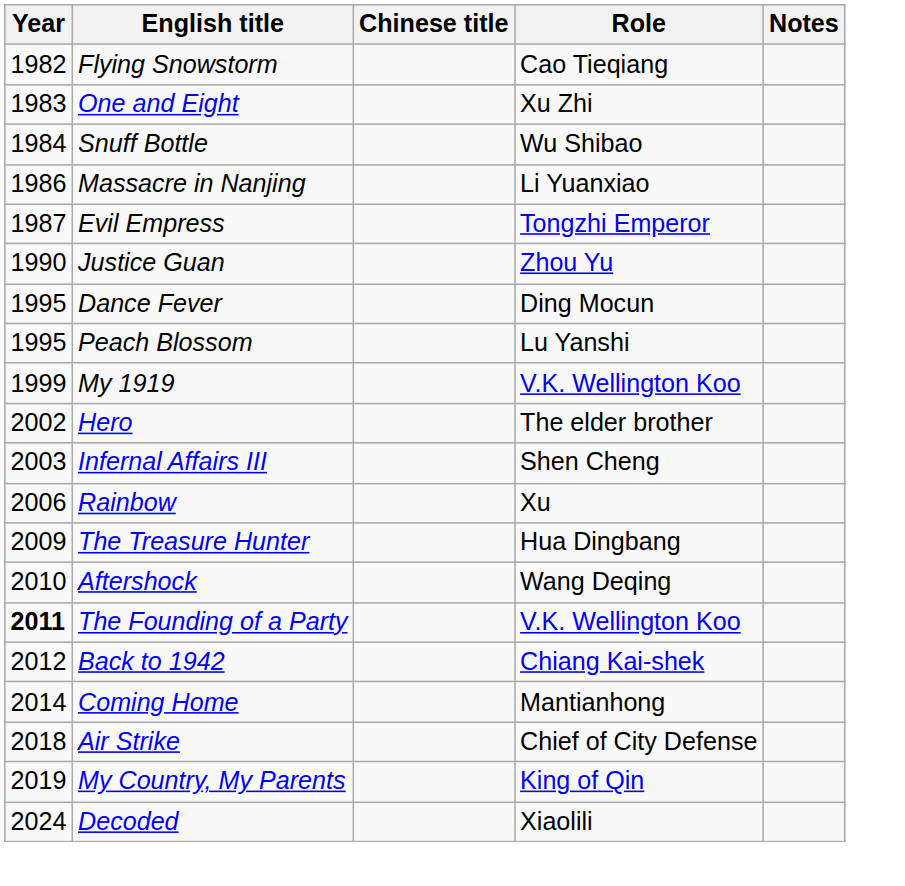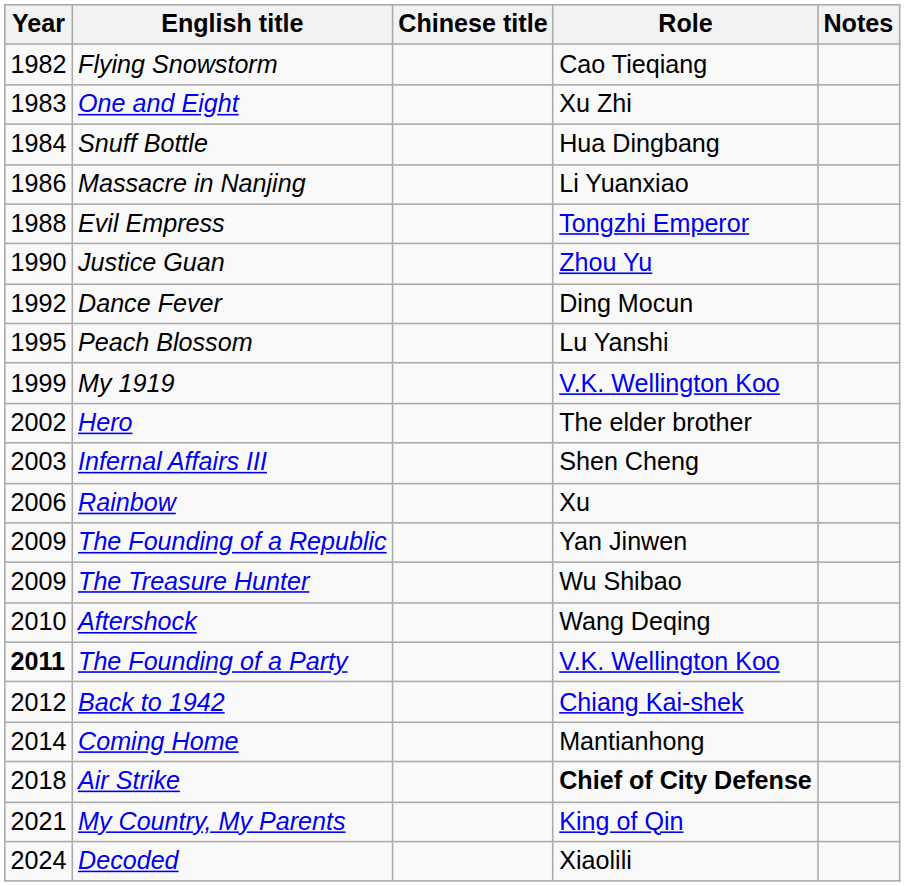(581, 143) Wu Shibao -> (639, 143) Hua Dingbang
(39, 223) 1987 -> (39, 223) 1988
(39, 303) 1995 -> (39, 303) 1992
+ row: (232, 542)
(600, 542) Hua Dingbang -> (620, 582) Wu Shibao
(639, 741) normal -> (686, 781) bold
(39, 781) 2019 -> (39, 821) 2021
